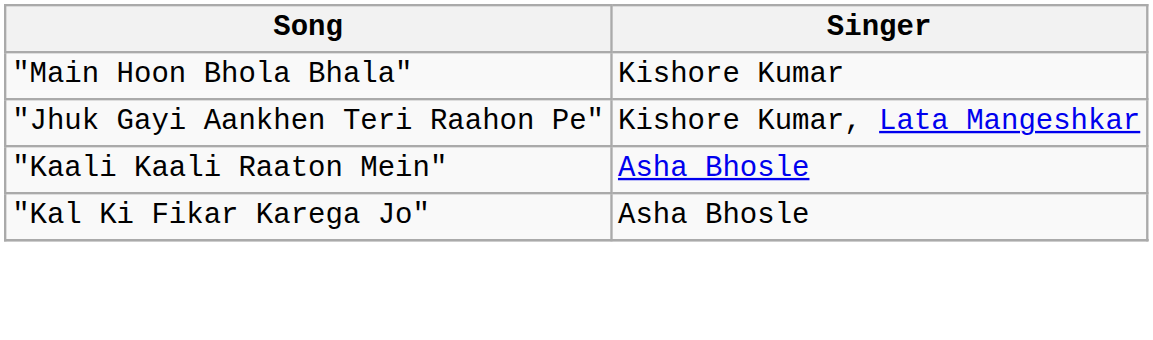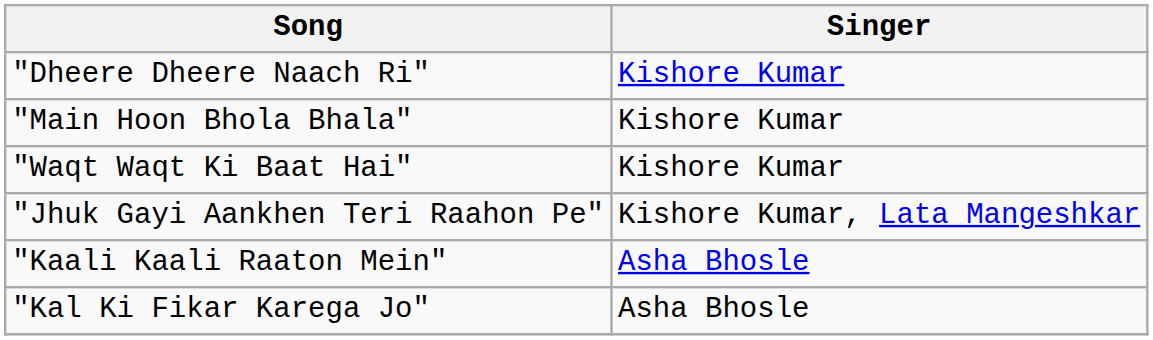+ row: (221, 76)
+ row: (212, 170)
